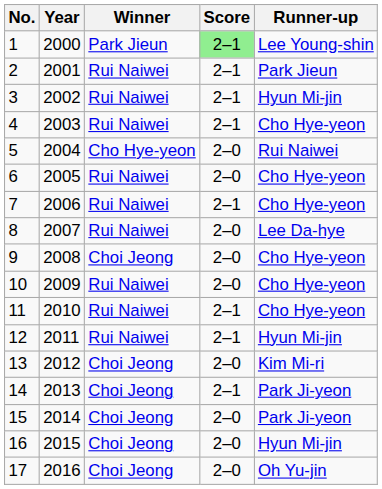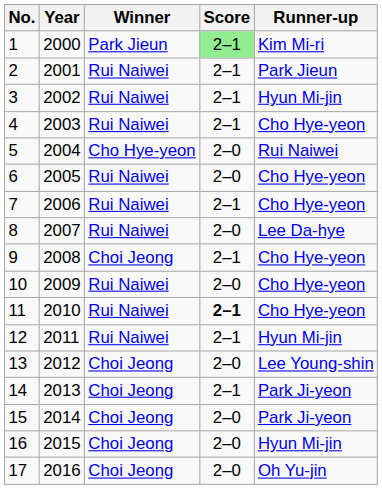(316, 44) Lee Young-shin -> (291, 44) Kim Mi-ri
(227, 257) 2–0 -> (227, 257) 2–1
(227, 310) normal -> (227, 310) bold
(291, 364) Kim Mi-ri -> (316, 364) Lee Young-shin
